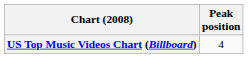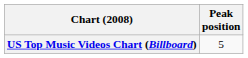(221, 44) 4 -> (221, 44) 5
